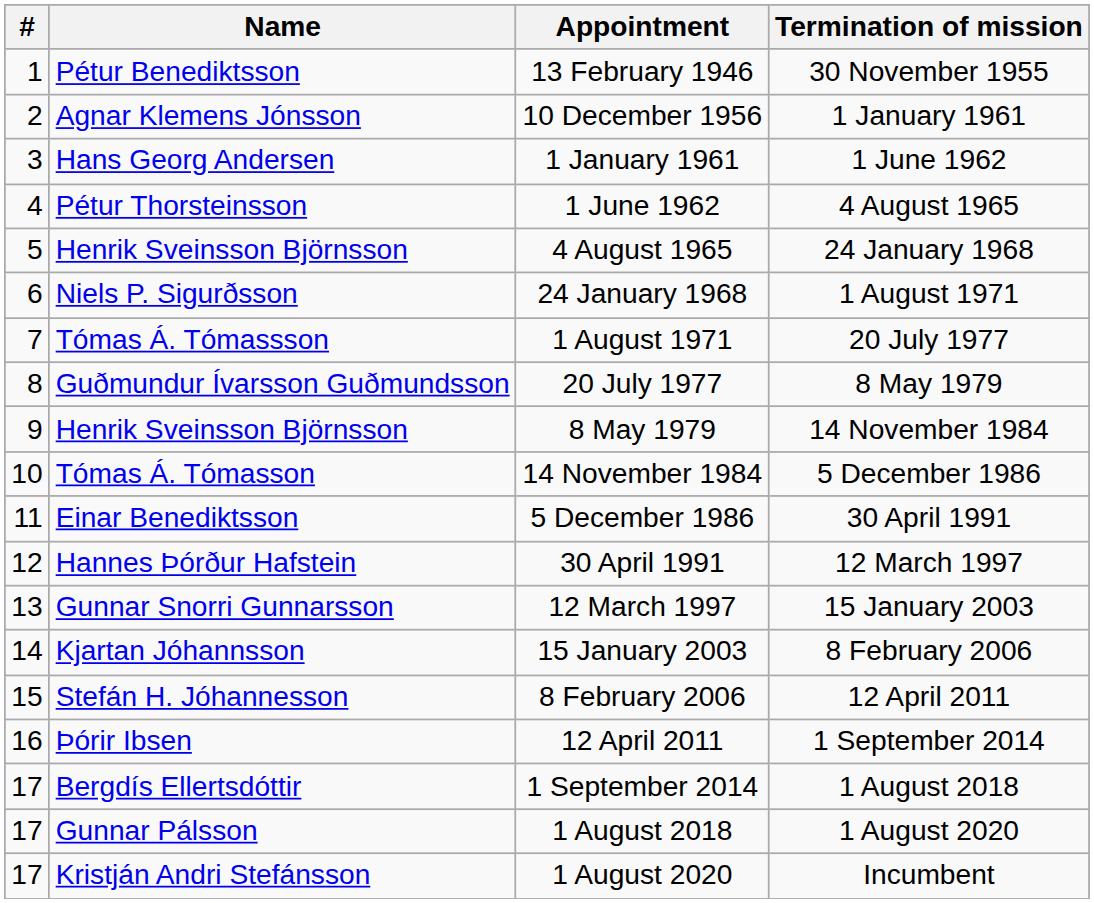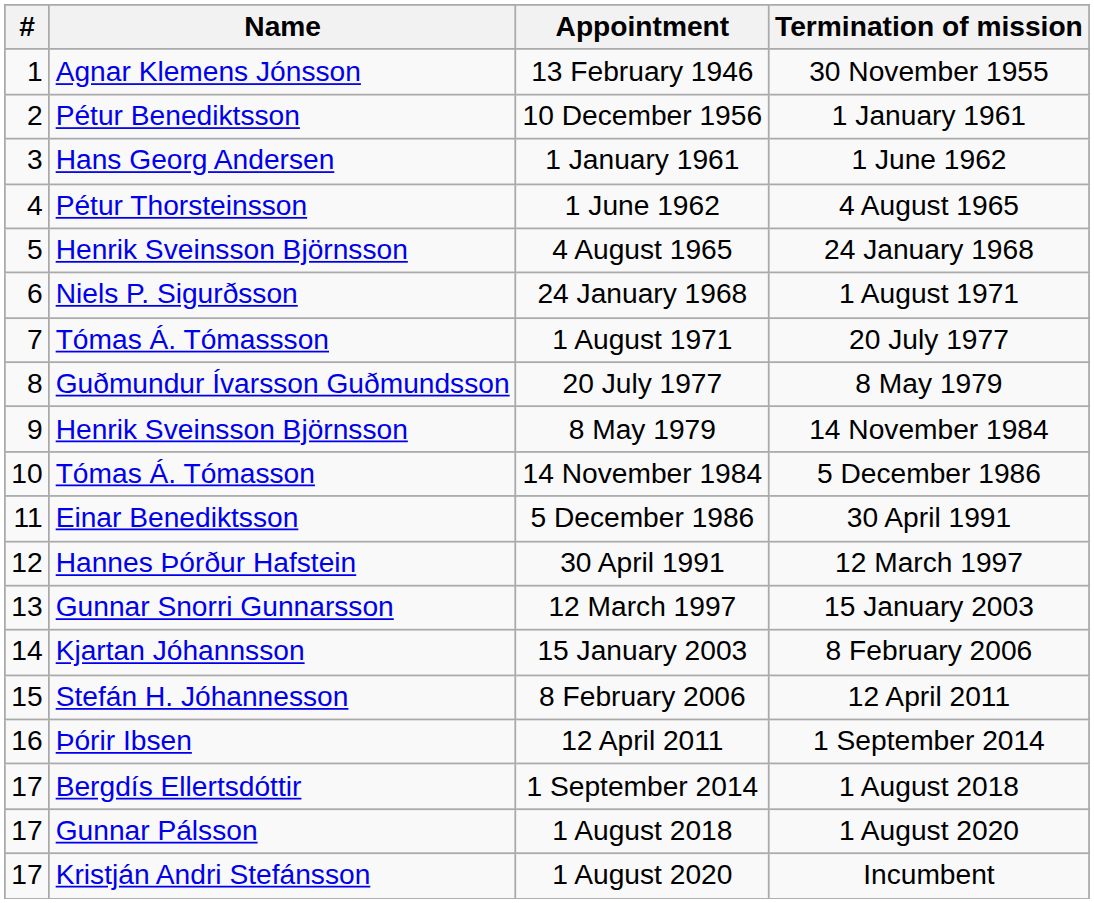(178, 71) Pétur Benediktsson -> (208, 71) Agnar Klemens Jónsson
(208, 116) Agnar Klemens Jónsson -> (178, 116) Pétur Benediktsson
